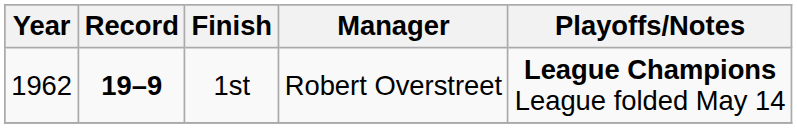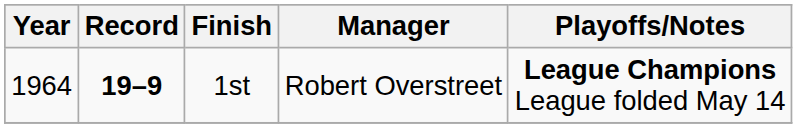(42, 84) 1962 -> (42, 84) 1964
